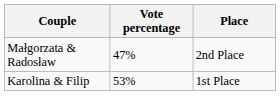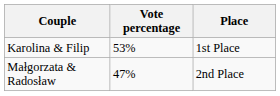rows swapped: (48, 81) <-> (42, 54)
